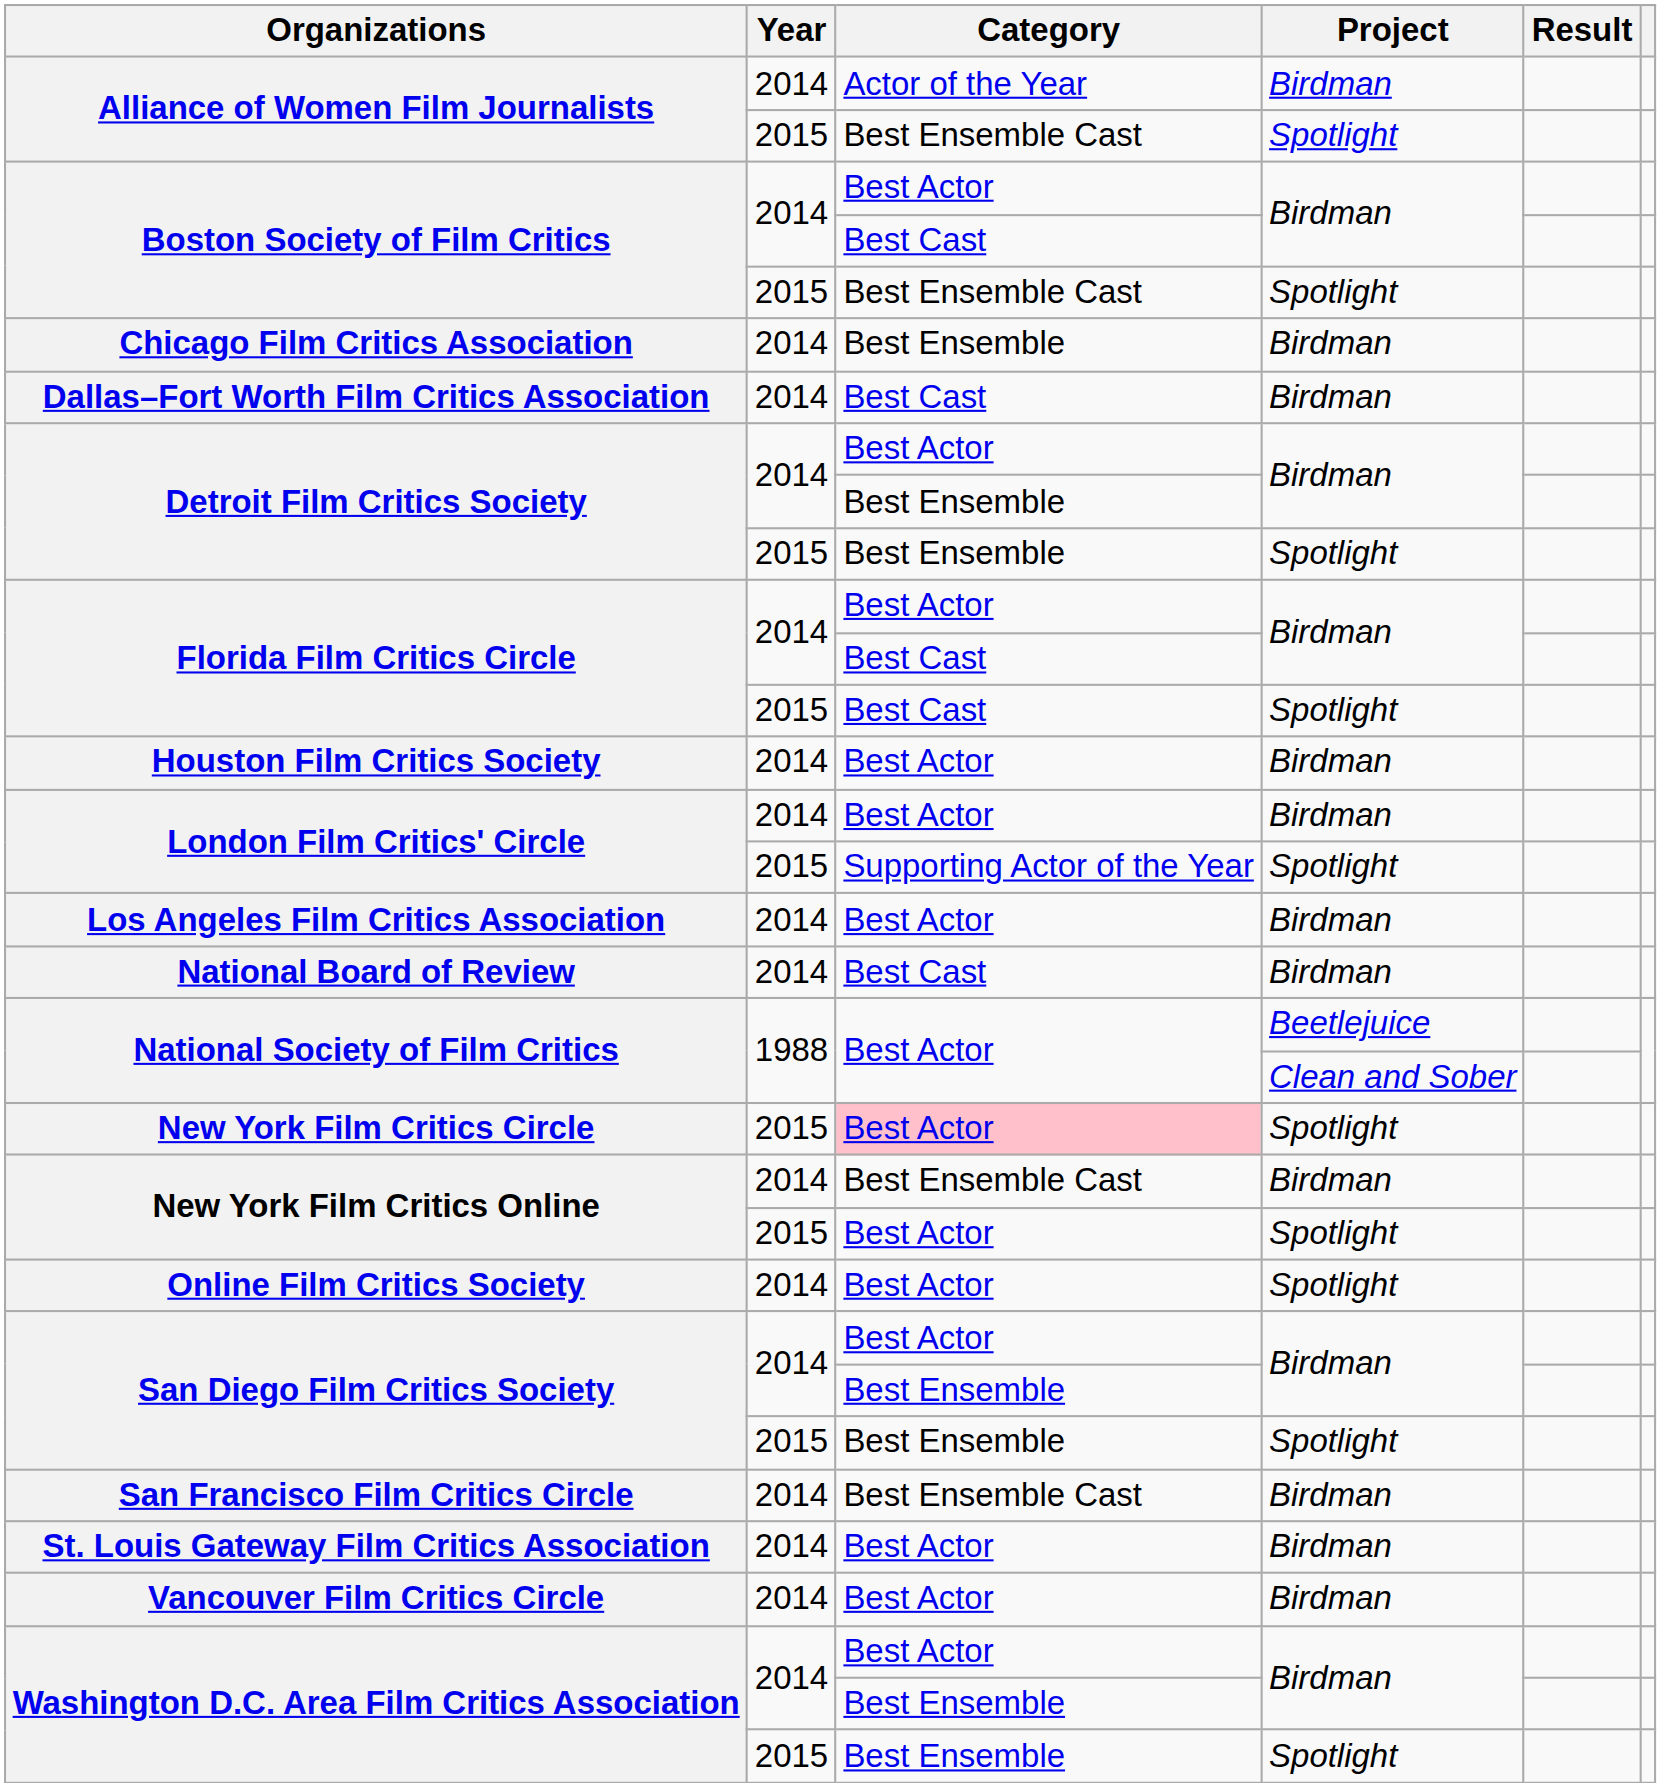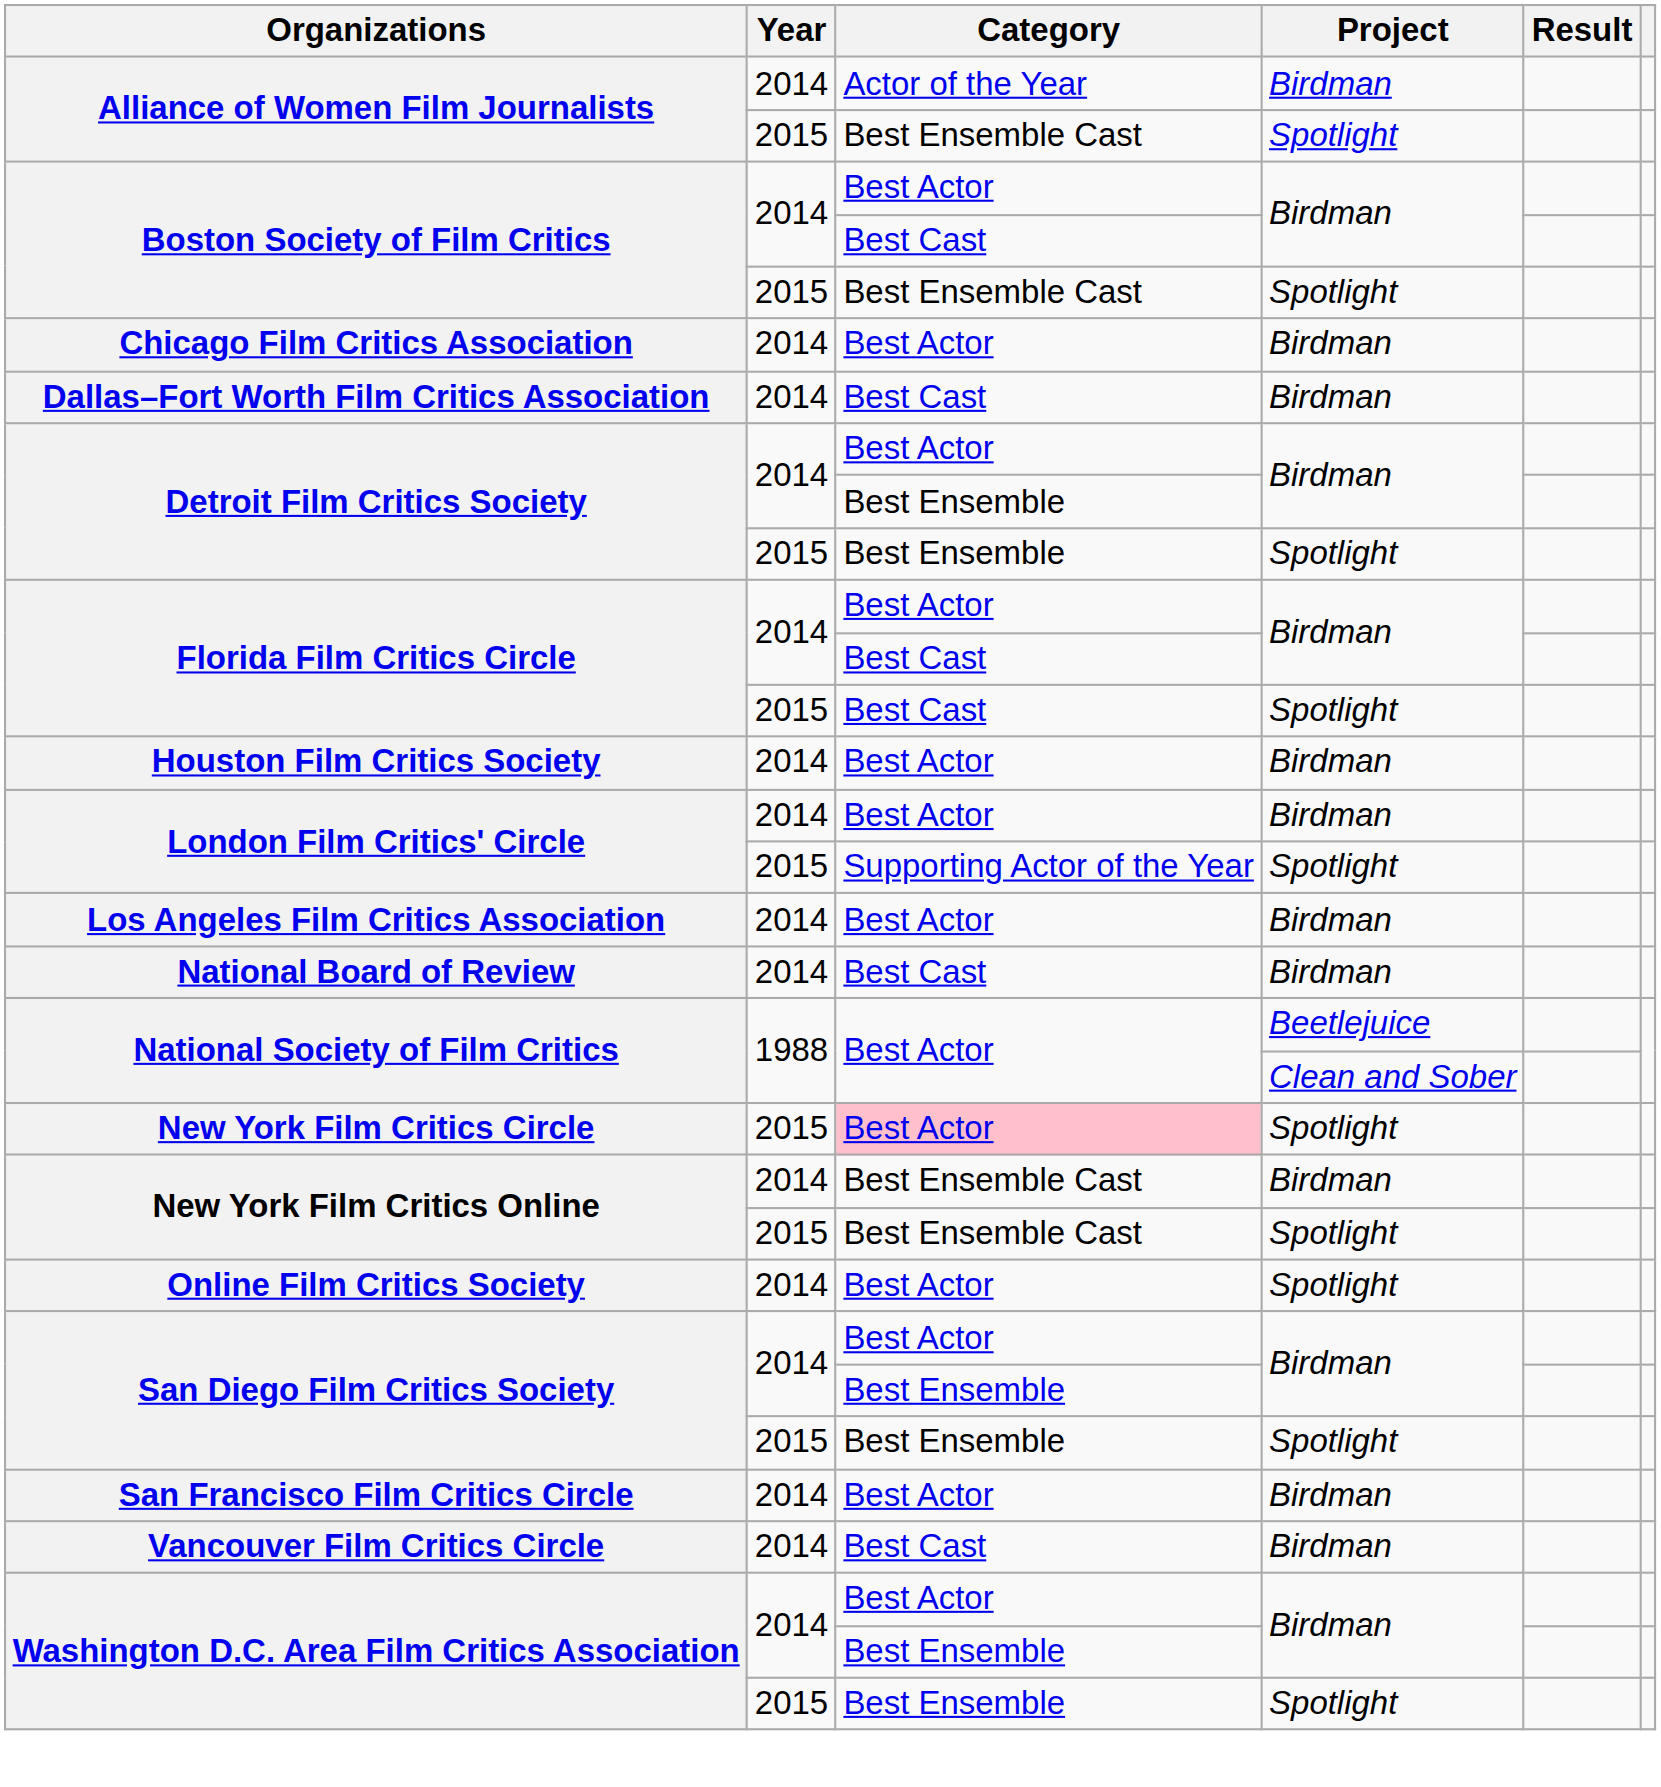(954, 344) Best Ensemble -> (918, 344) Best Actor
(918, 1232) Best Actor -> (993, 1232) Best Ensemble Cast
(993, 1494) Best Ensemble Cast -> (918, 1494) Best Actor
- row: (376, 1546)
(918, 1598) Best Actor -> (915, 1546) Best Cast
